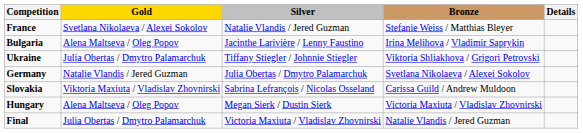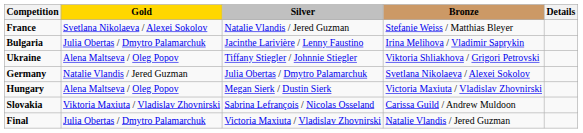(121, 43) Alena Maltseva / Oleg Popov -> (134, 43) Julia Obertas / Dmytro Palamarchuk
(134, 58) Julia Obertas / Dmytro Palamarchuk -> (121, 58) Alena Maltseva / Oleg Popov
rows swapped: (25, 105) <-> (24, 89)
